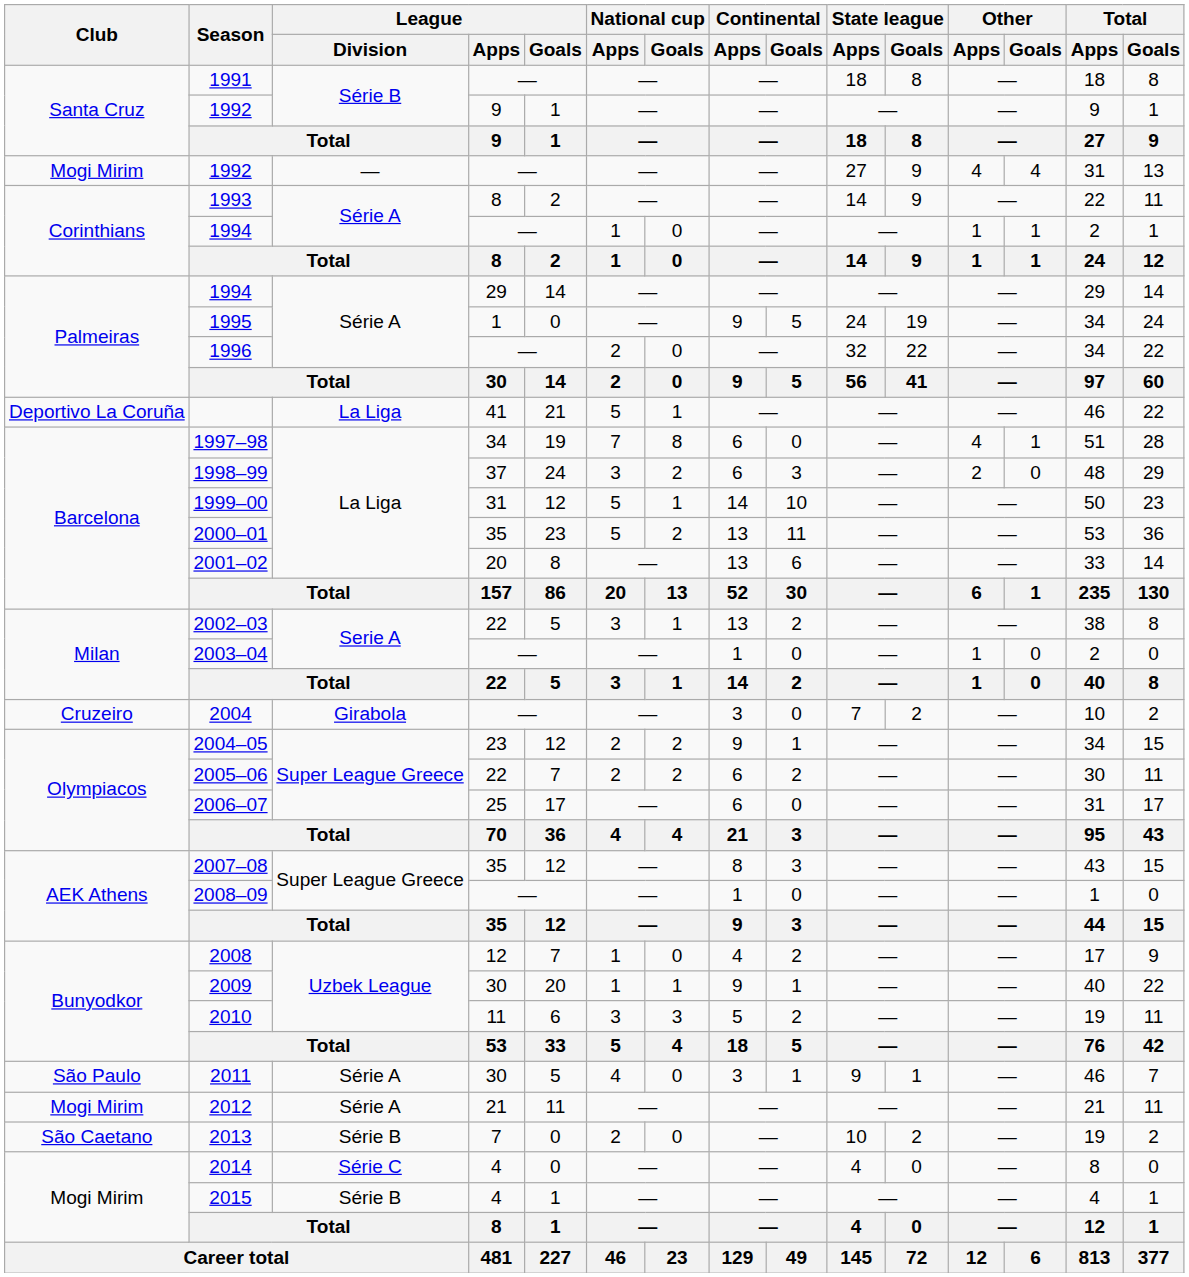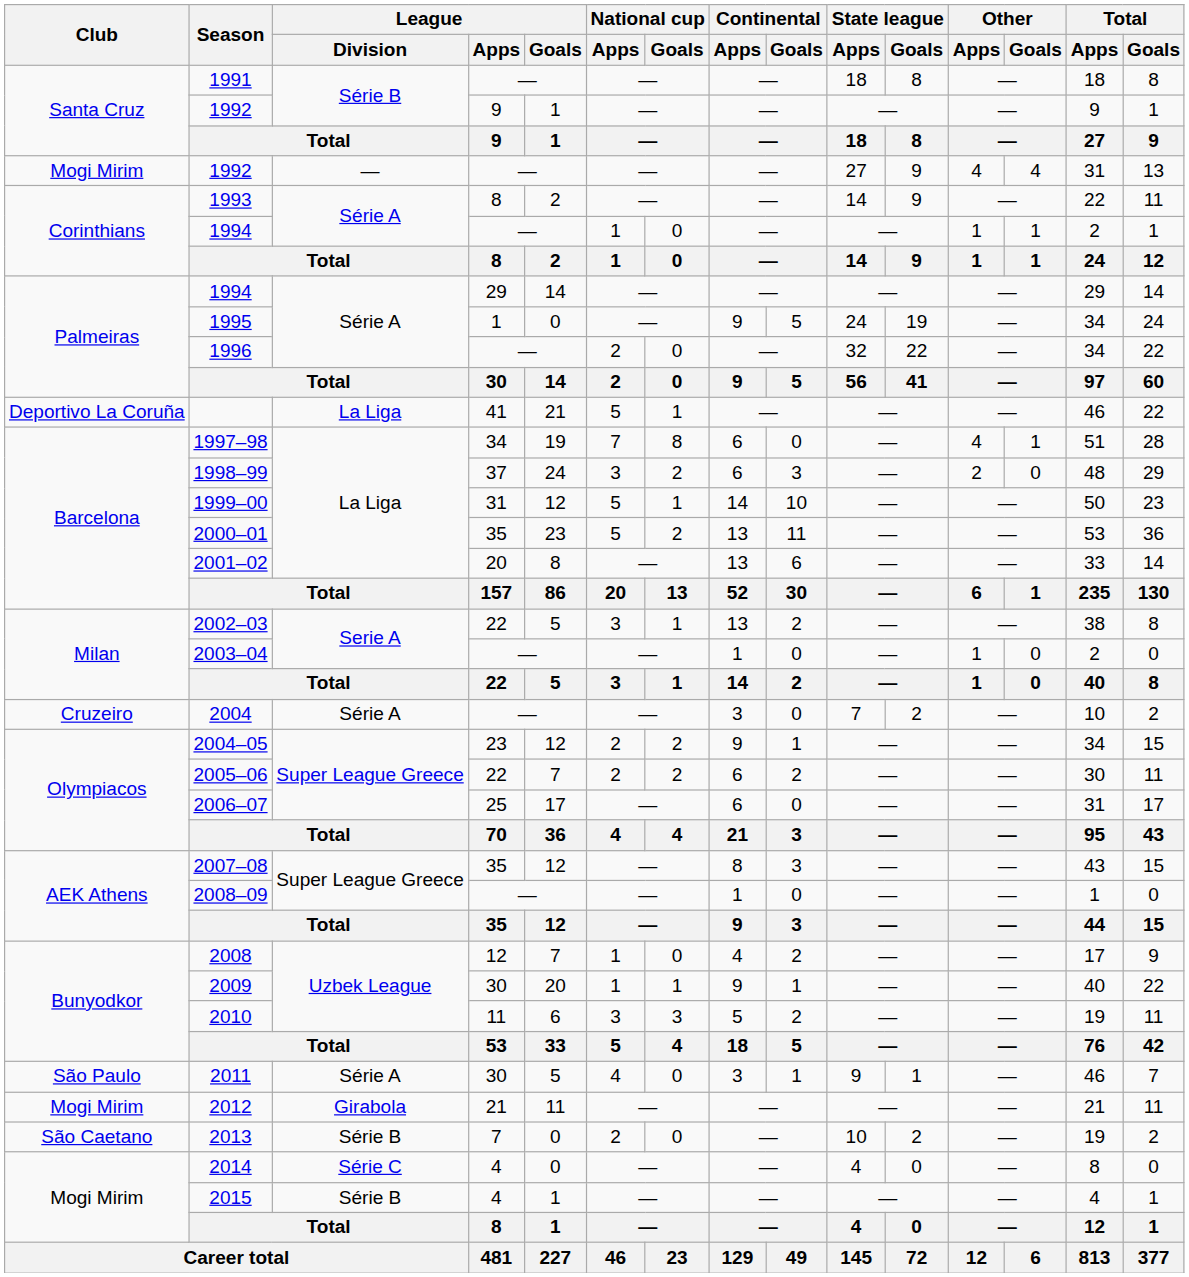(370, 714) Girabola -> (370, 714) Série A
(370, 1106) Série A -> (370, 1106) Girabola
